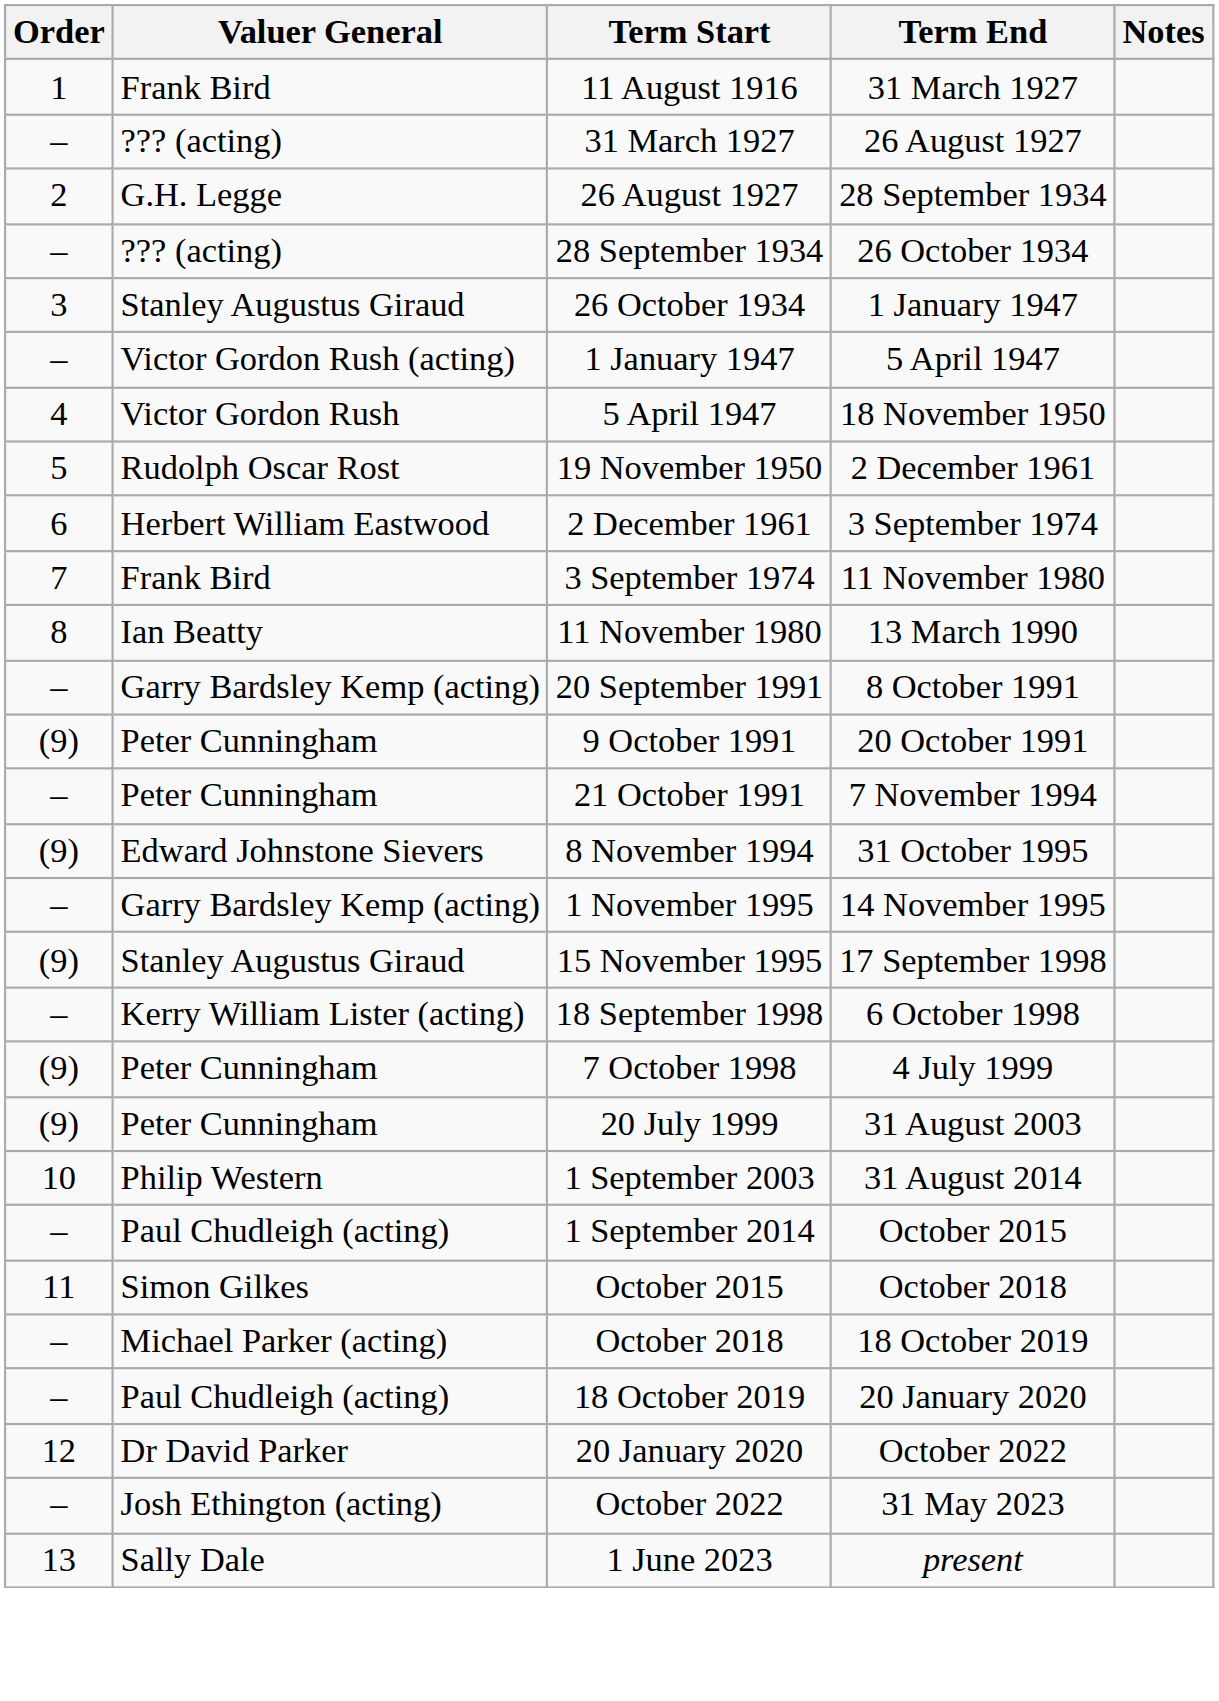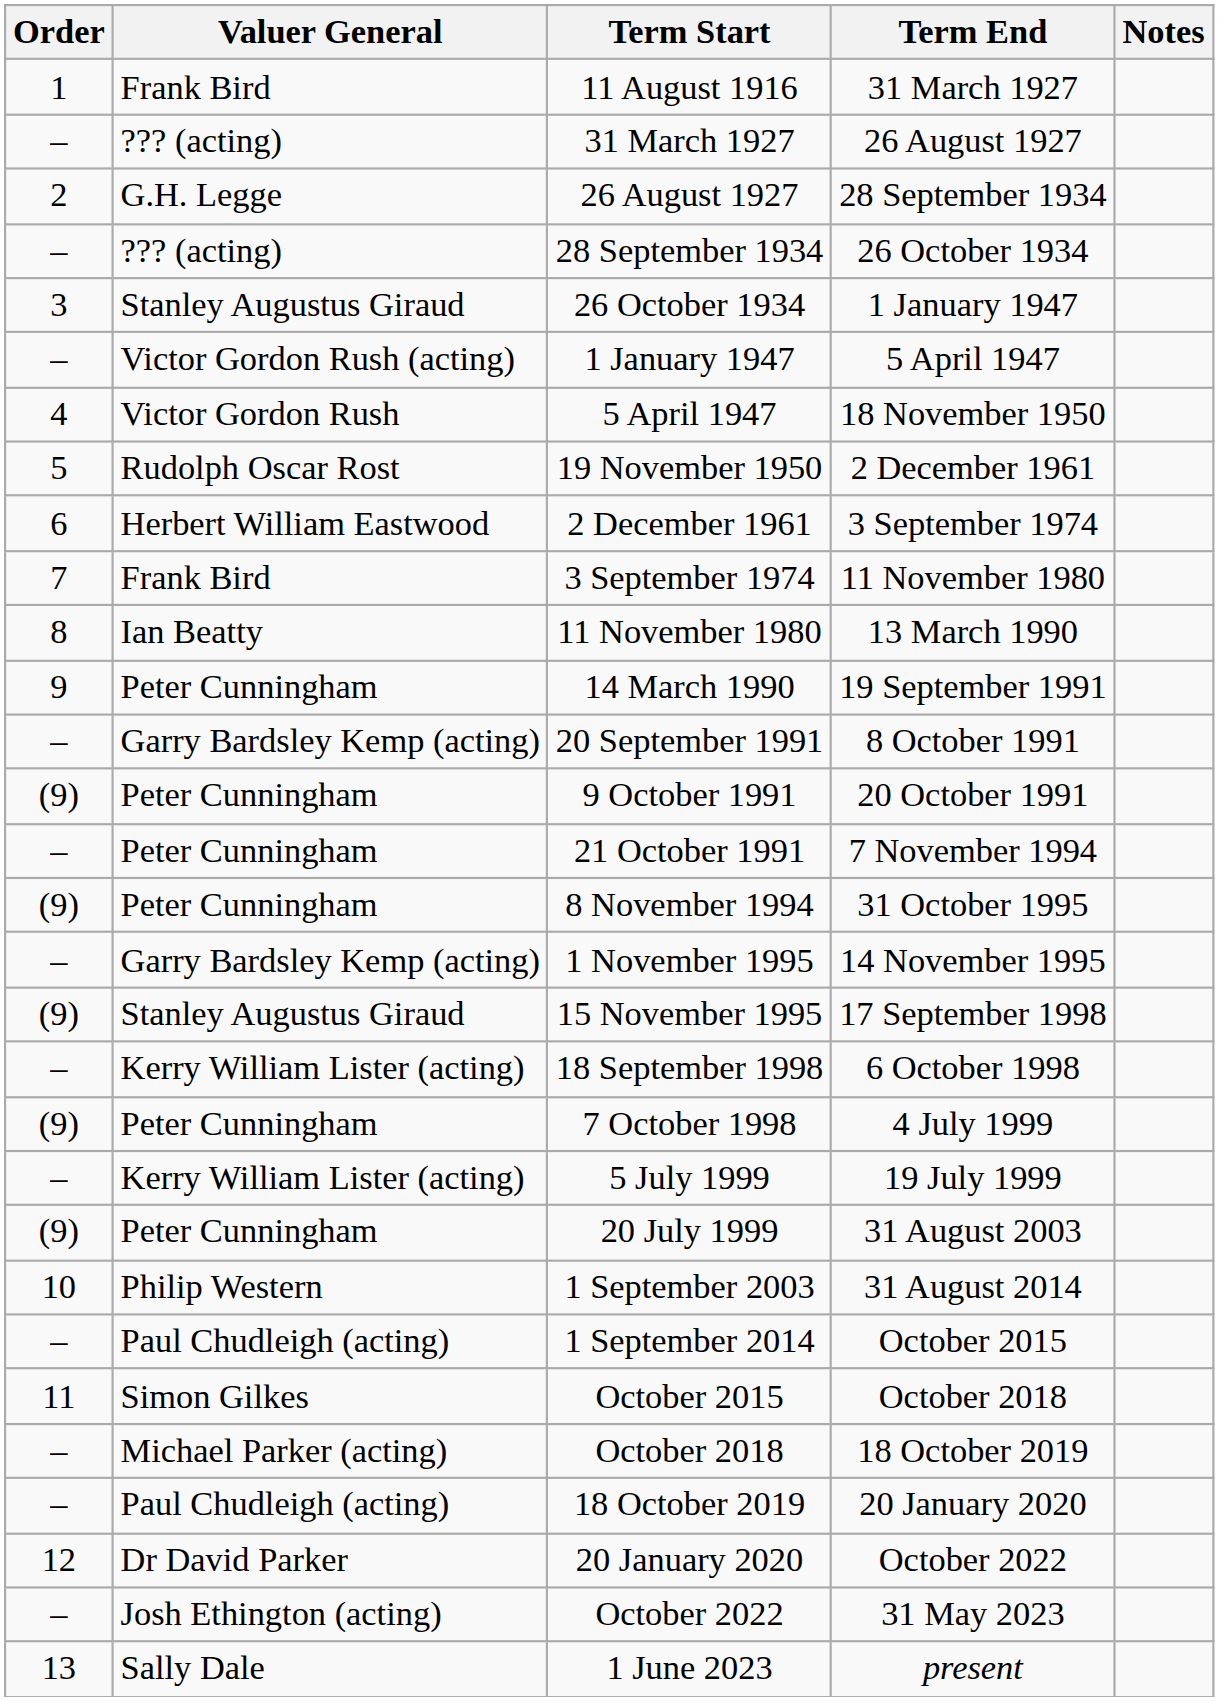+ row: (690, 686)
(302, 850) Edward Johnstone Sievers -> (249, 904) Peter Cunningham
+ row: (690, 1177)
